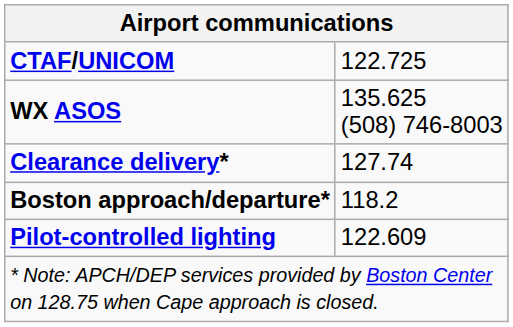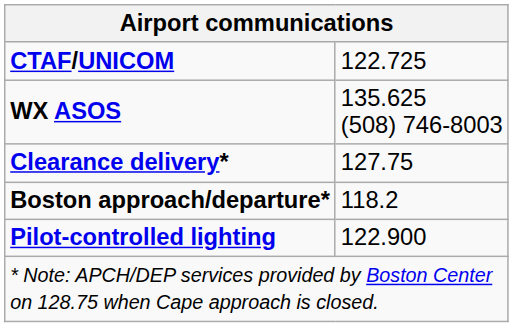(377, 162) 127.74 -> (377, 162) 127.75
(384, 237) 122.609 -> (384, 237) 122.900
